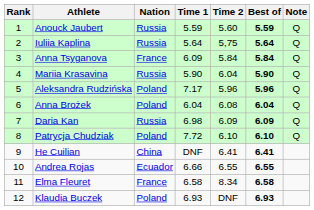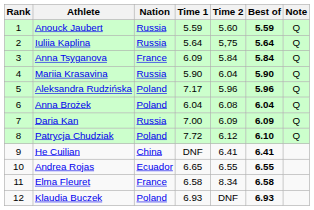(193, 120) 6.98 -> (193, 120) 7.00
(228, 136) 6.10 -> (228, 136) 6.12
(193, 167) 6.66 -> (193, 167) 6.65
